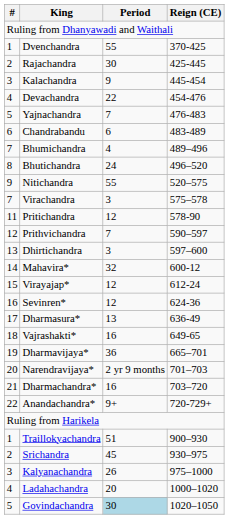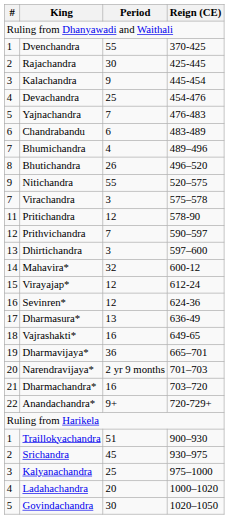(111, 98) 22 -> (111, 98) 25
(111, 166) 24 -> (111, 166) 26
(111, 472) 26 -> (111, 472) 25
(111, 506) lightblue background -> (111, 506) no background
